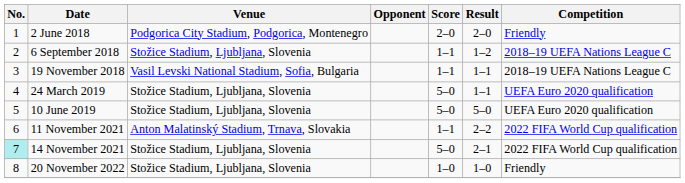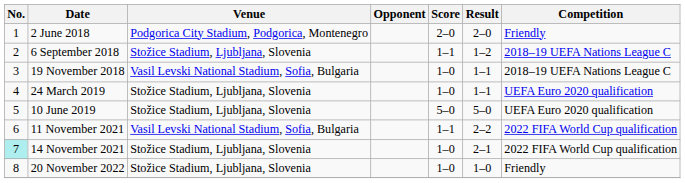(446, 71) 1–1 -> (446, 71) 1–0
(446, 91) 5–0 -> (446, 91) 1–0
(240, 129) Anton Malatinský Stadium, Trnava, Slovakia -> (245, 129) Vasil Levski National Stadium, Sofia, Bulgaria
(446, 149) 5–0 -> (446, 149) 1–0
